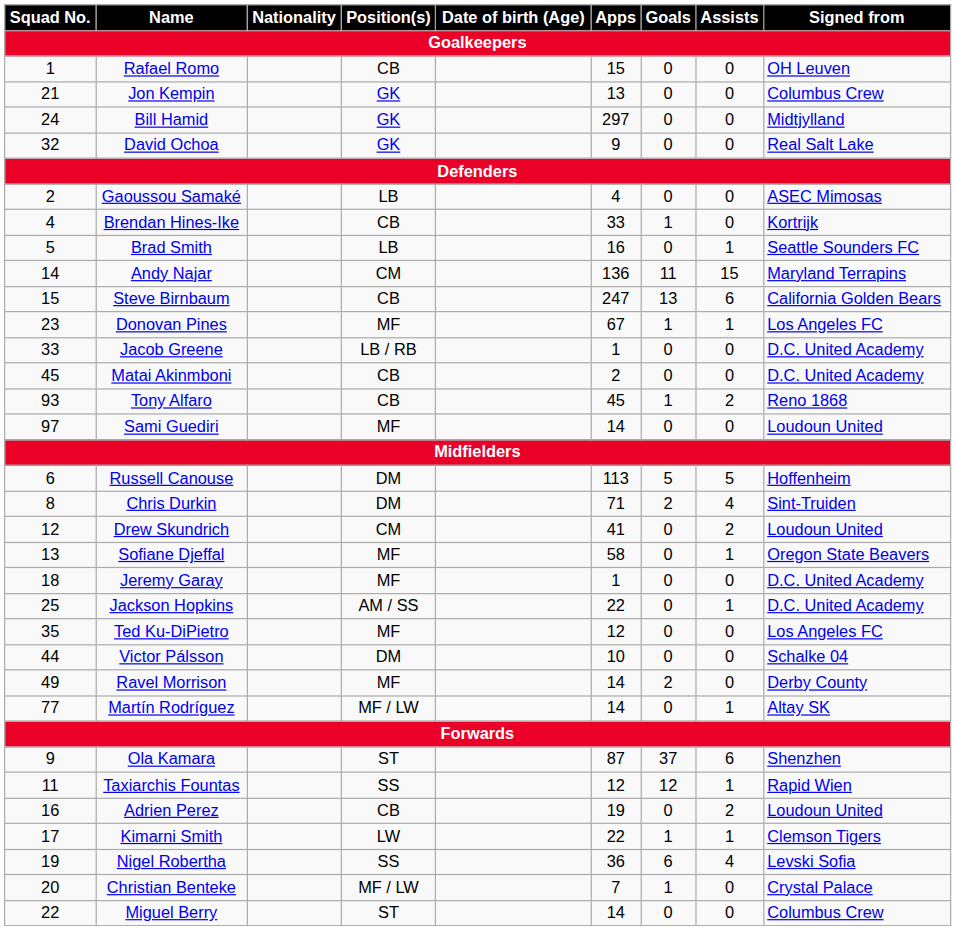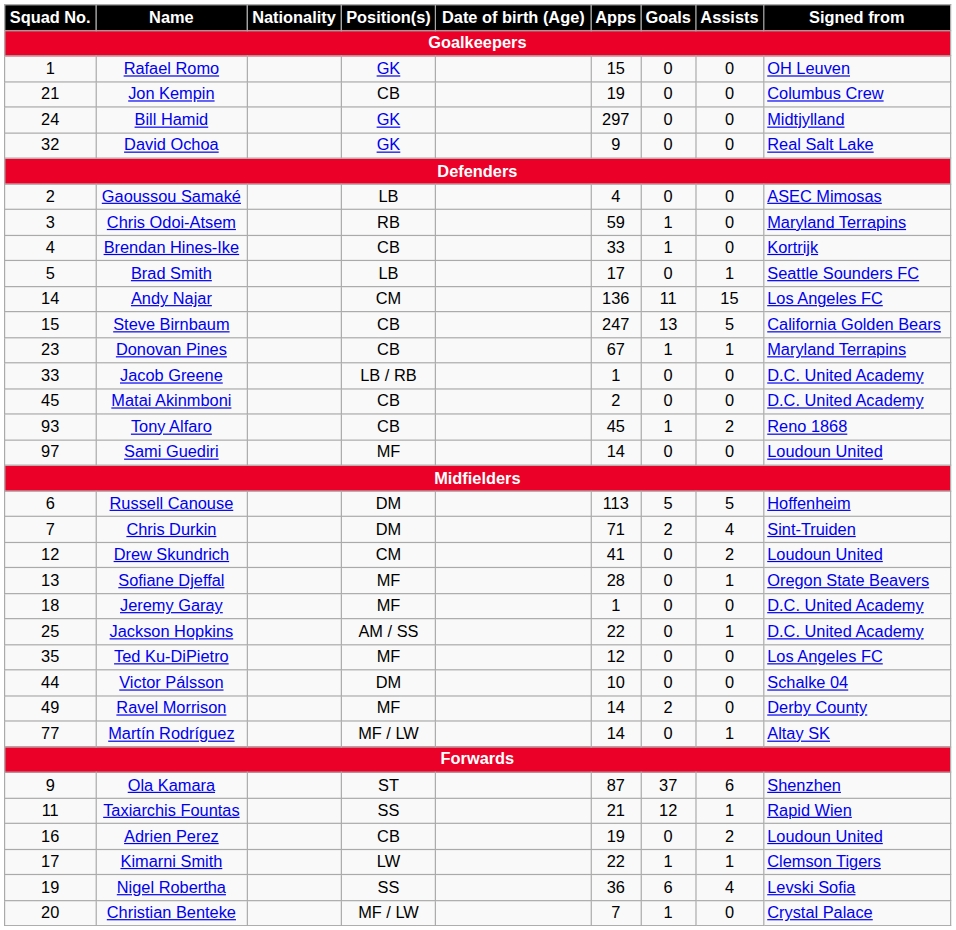(388, 68) CB -> (388, 68) GK
(388, 94) GK -> (388, 94) CB
(616, 94) 13 -> (616, 94) 19
+ row: (171, 222)
(616, 247) 16 -> (616, 273) 17
(837, 273) Maryland Terrapins -> (825, 299) Los Angeles FC
(729, 299) 6 -> (729, 324) 5
(388, 324) MF -> (388, 350) CB
(825, 324) Los Angeles FC -> (837, 350) Maryland Terrapins
(50, 503) 8 -> (50, 529) 7
(616, 554) 58 -> (616, 580) 28
(616, 785) 12 -> (616, 810) 21
- row: (171, 913)
